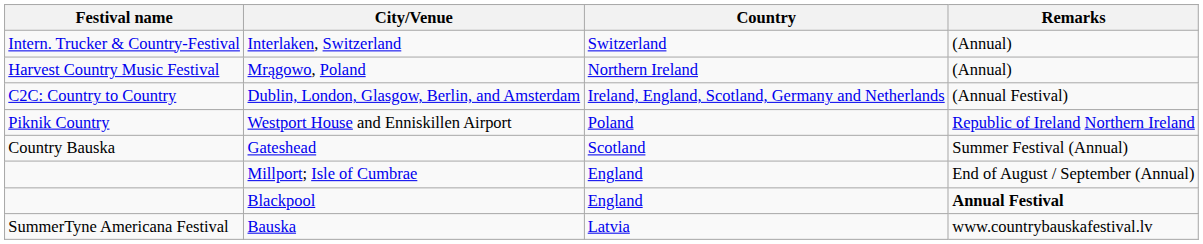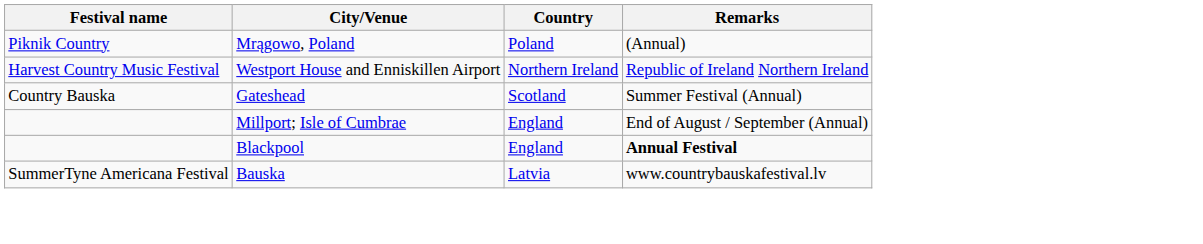- row: (324, 43)
(114, 69) Harvest Country Music Festival -> (59, 43) Piknik Country
(643, 69) Northern Ireland -> (531, 43) Poland
- row: (414, 95)
(59, 122) Piknik Country -> (114, 69) Harvest Country Music Festival
(611, 122) Poland -> (563, 69) Northern Ireland
